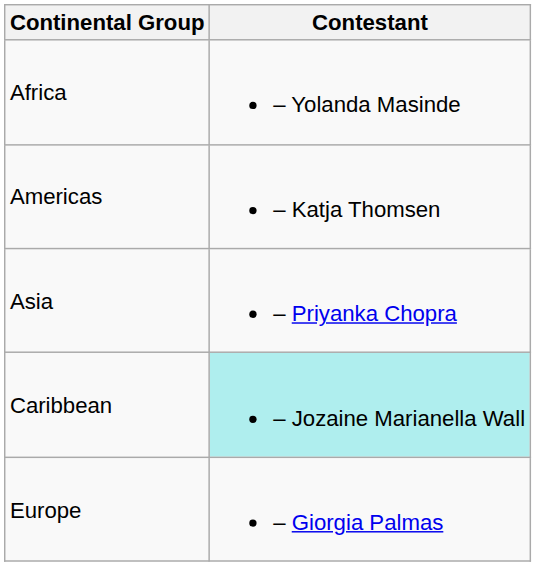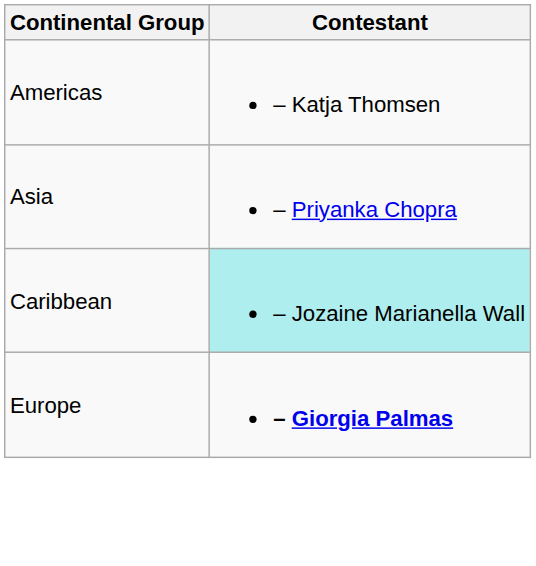- row: (38, 92)
(370, 522) normal -> (370, 418) bold
